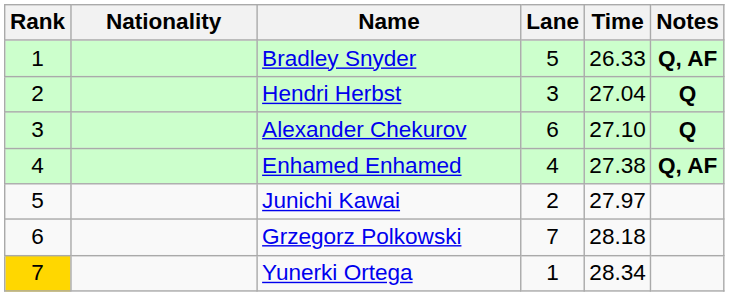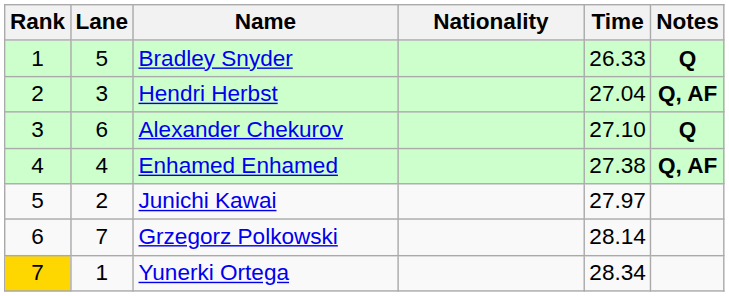columns swapped: (553, 22) <-> (164, 22)
(688, 58) Q, AF -> (688, 58) Q
(688, 93) Q -> (688, 93) Q, AF
(618, 237) 28.18 -> (618, 237) 28.14
